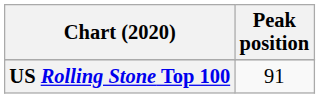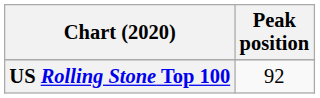(274, 76) 91 -> (274, 76) 92
